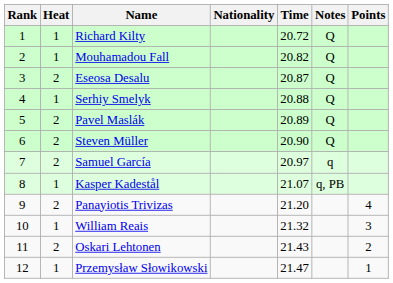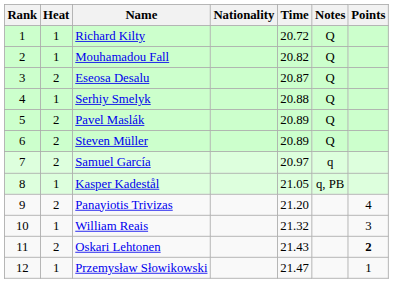(295, 141) 20.90 -> (295, 141) 20.89
(295, 183) 21.07 -> (295, 183) 21.05
(368, 246) normal -> (368, 246) bold
